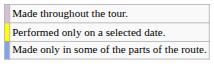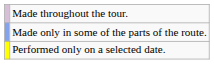rows swapped: (109, 50) <-> (89, 32)
